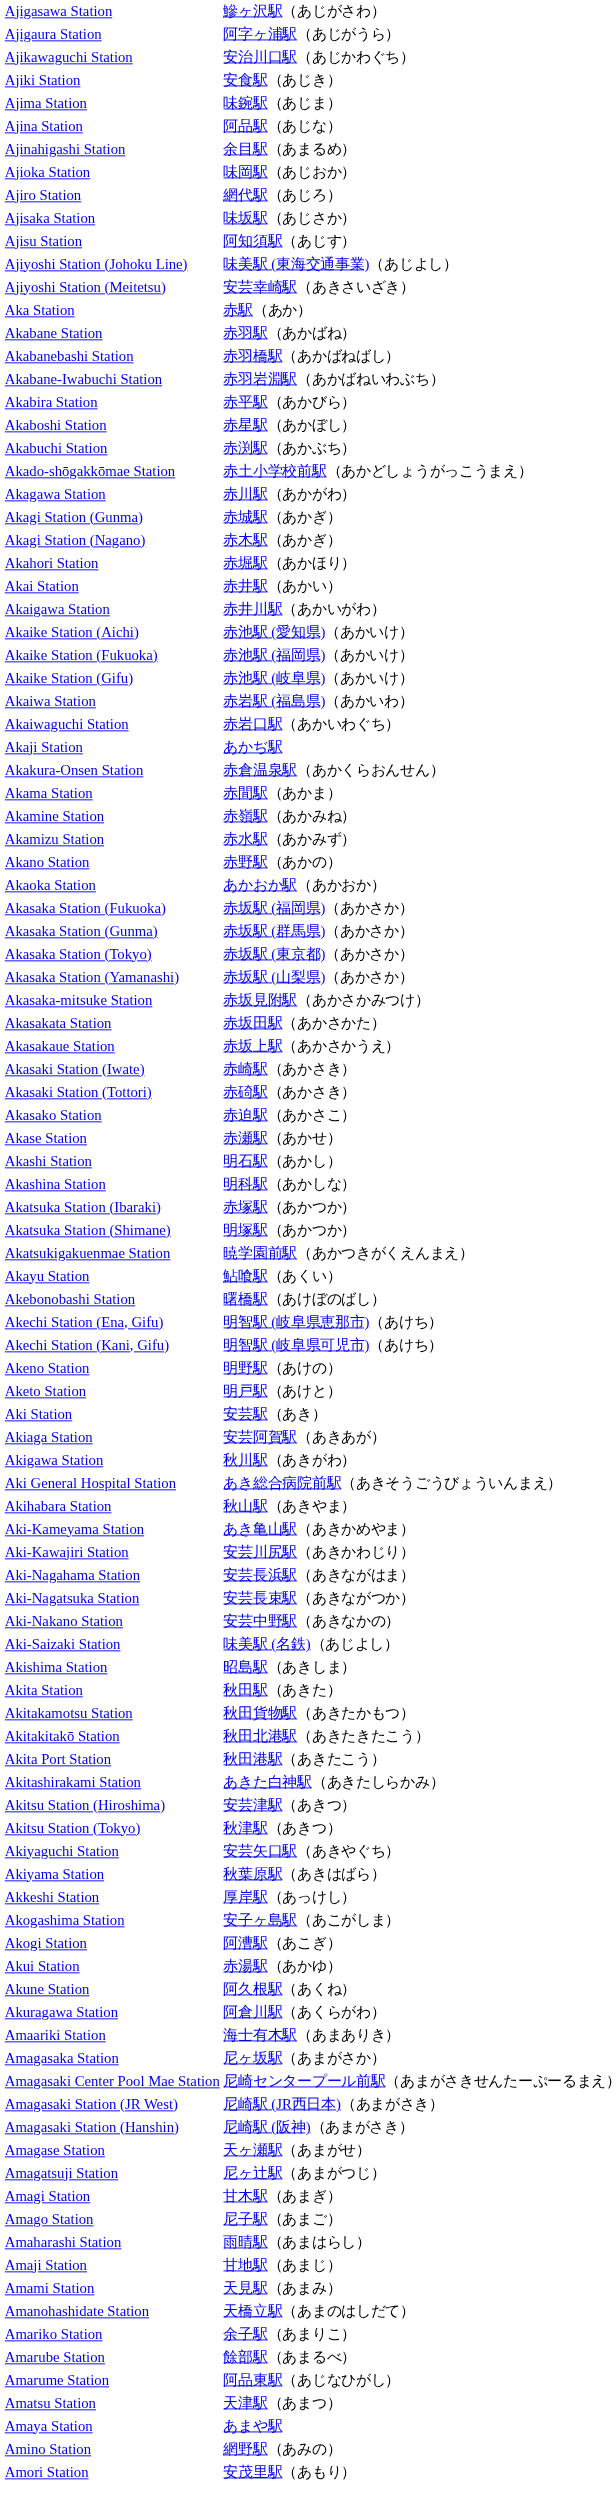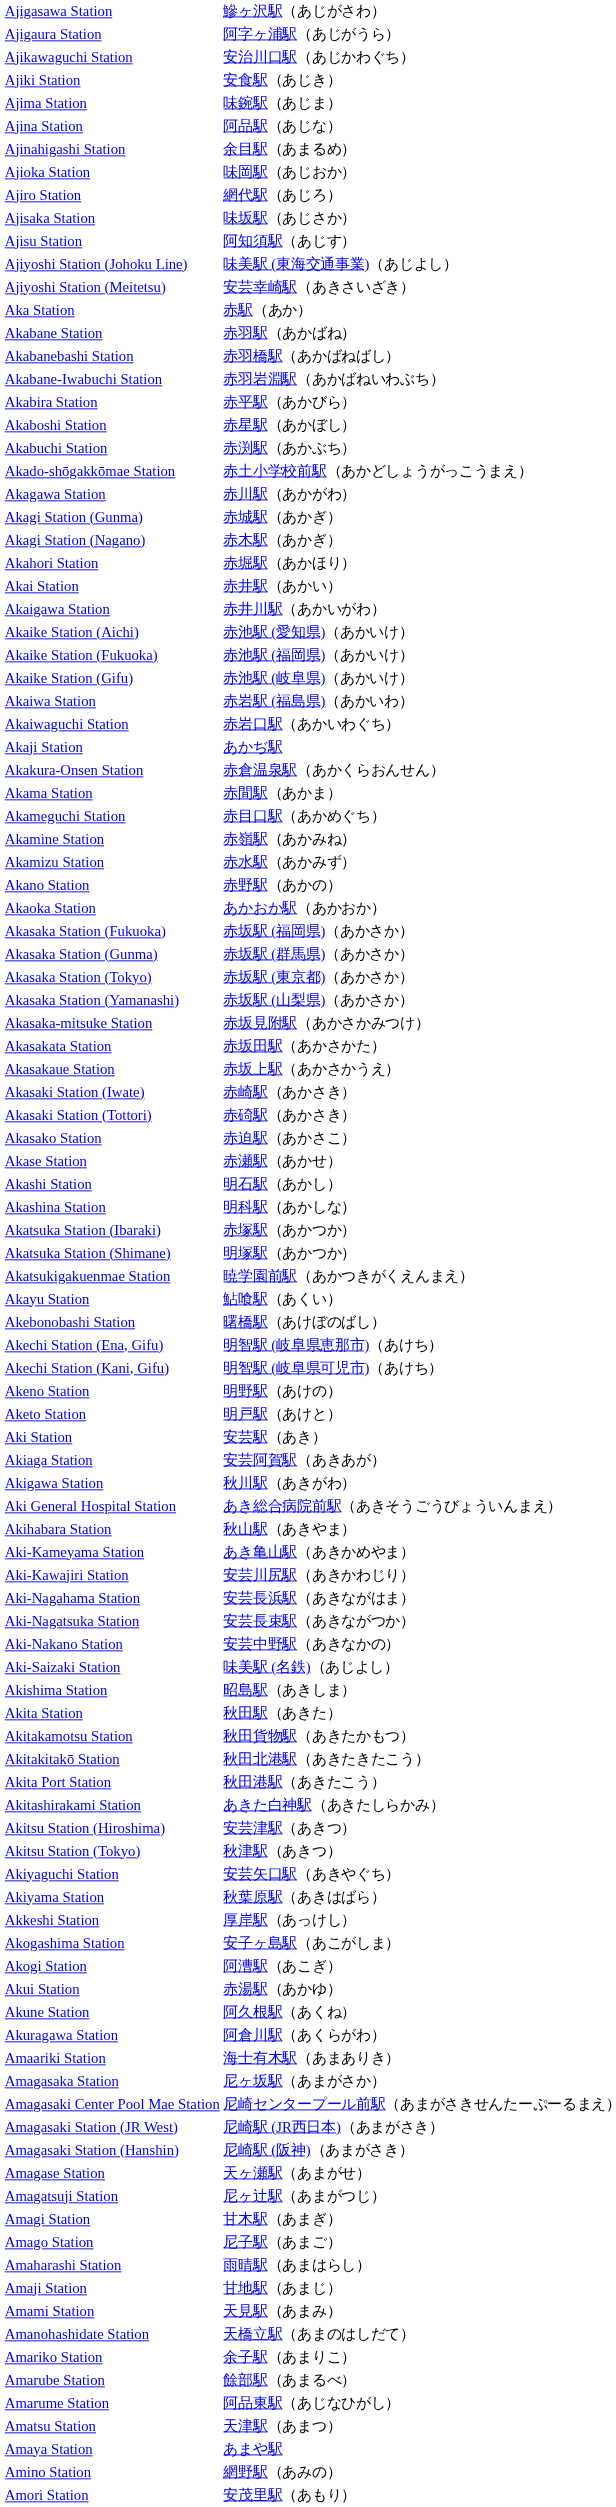+ row: (65, 816)
